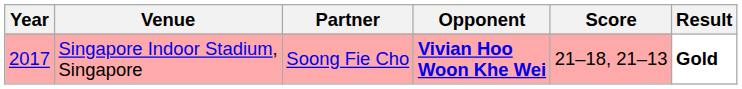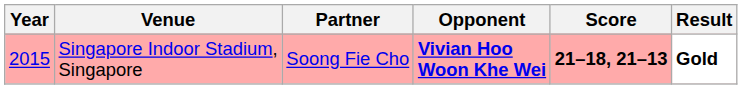(29, 59) 2017 -> (29, 59) 2015
(611, 59) normal -> (611, 59) bold
